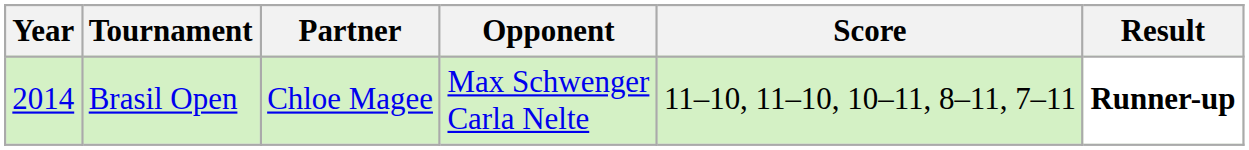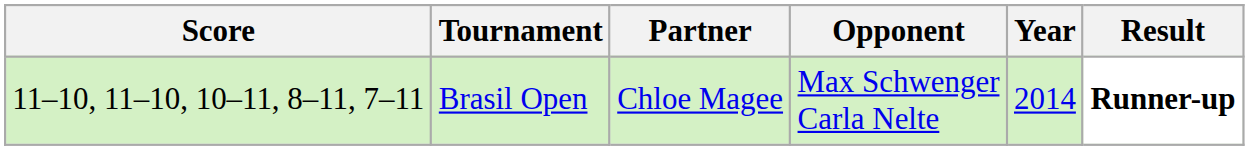columns swapped: (43, 30) <-> (870, 30)
